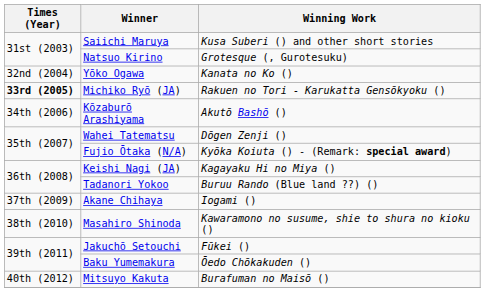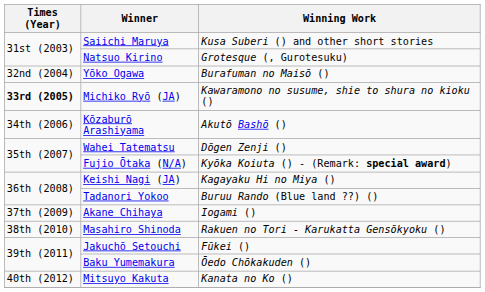(247, 74) Kanata no Ko () -> (265, 74) Burafuman no Maisō ()
(323, 90) Rakuen no Tori - Karukatta Gensōkyoku () -> (336, 96) Kawaramono no susume, shie to shura no kioku ()
(336, 224) Kawaramono no susume, shie to shura no kioku () -> (323, 230) Rakuen no Tori - Karukatta Gensōkyoku ()
(265, 279) Burafuman no Maisō () -> (247, 279) Kanata no Ko ()
